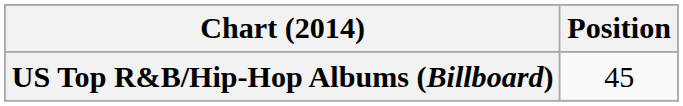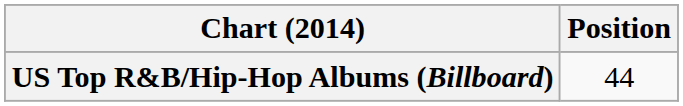(619, 76) 45 -> (619, 76) 44
